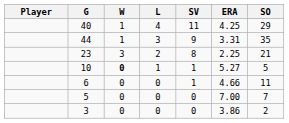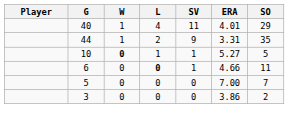(230, 26) 4.25 -> (230, 26) 4.01
(158, 40) 3 -> (158, 40) 2
- row: (86, 54)
(158, 82) normal -> (158, 68) bold
